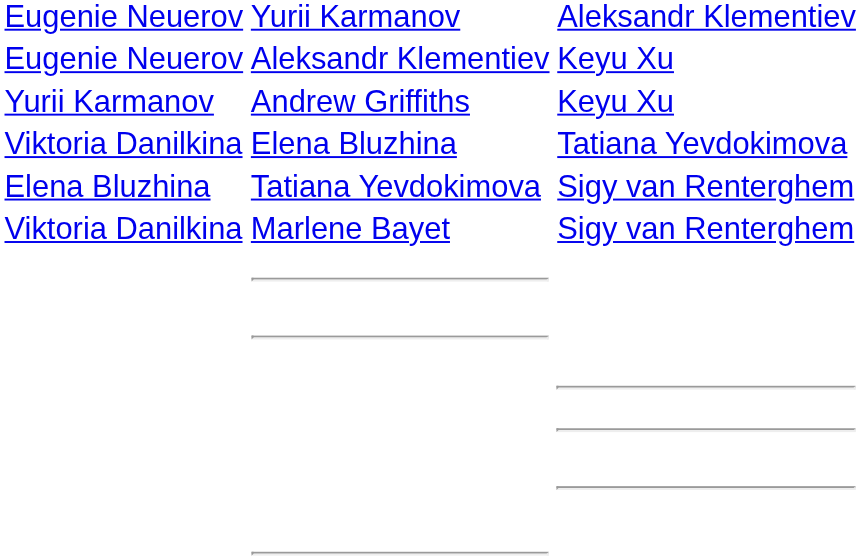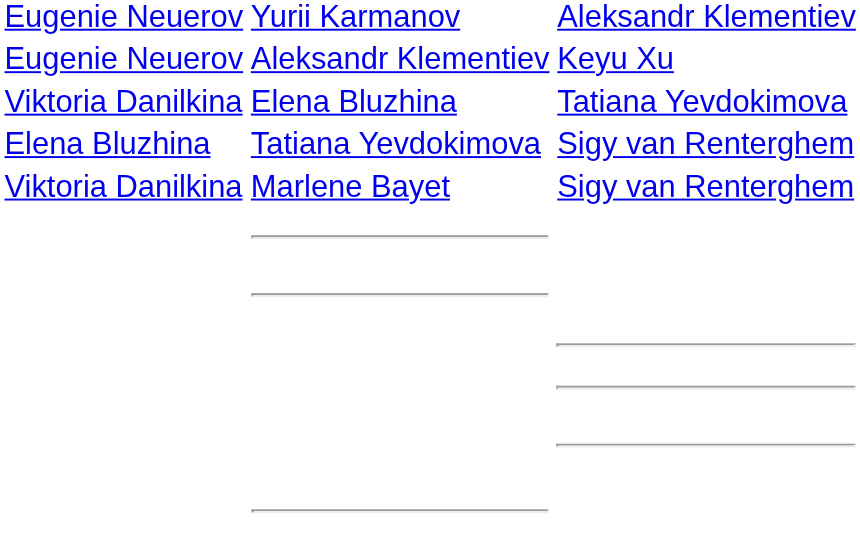- row: (109, 101)
